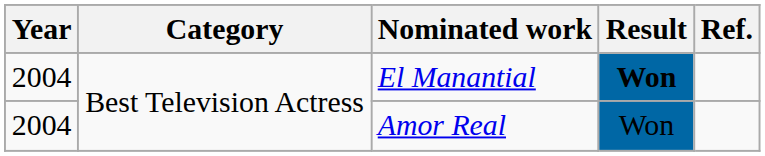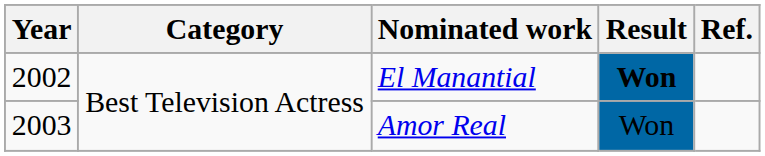(42, 76) 2004 -> (42, 76) 2002
(42, 124) 2004 -> (42, 124) 2003
